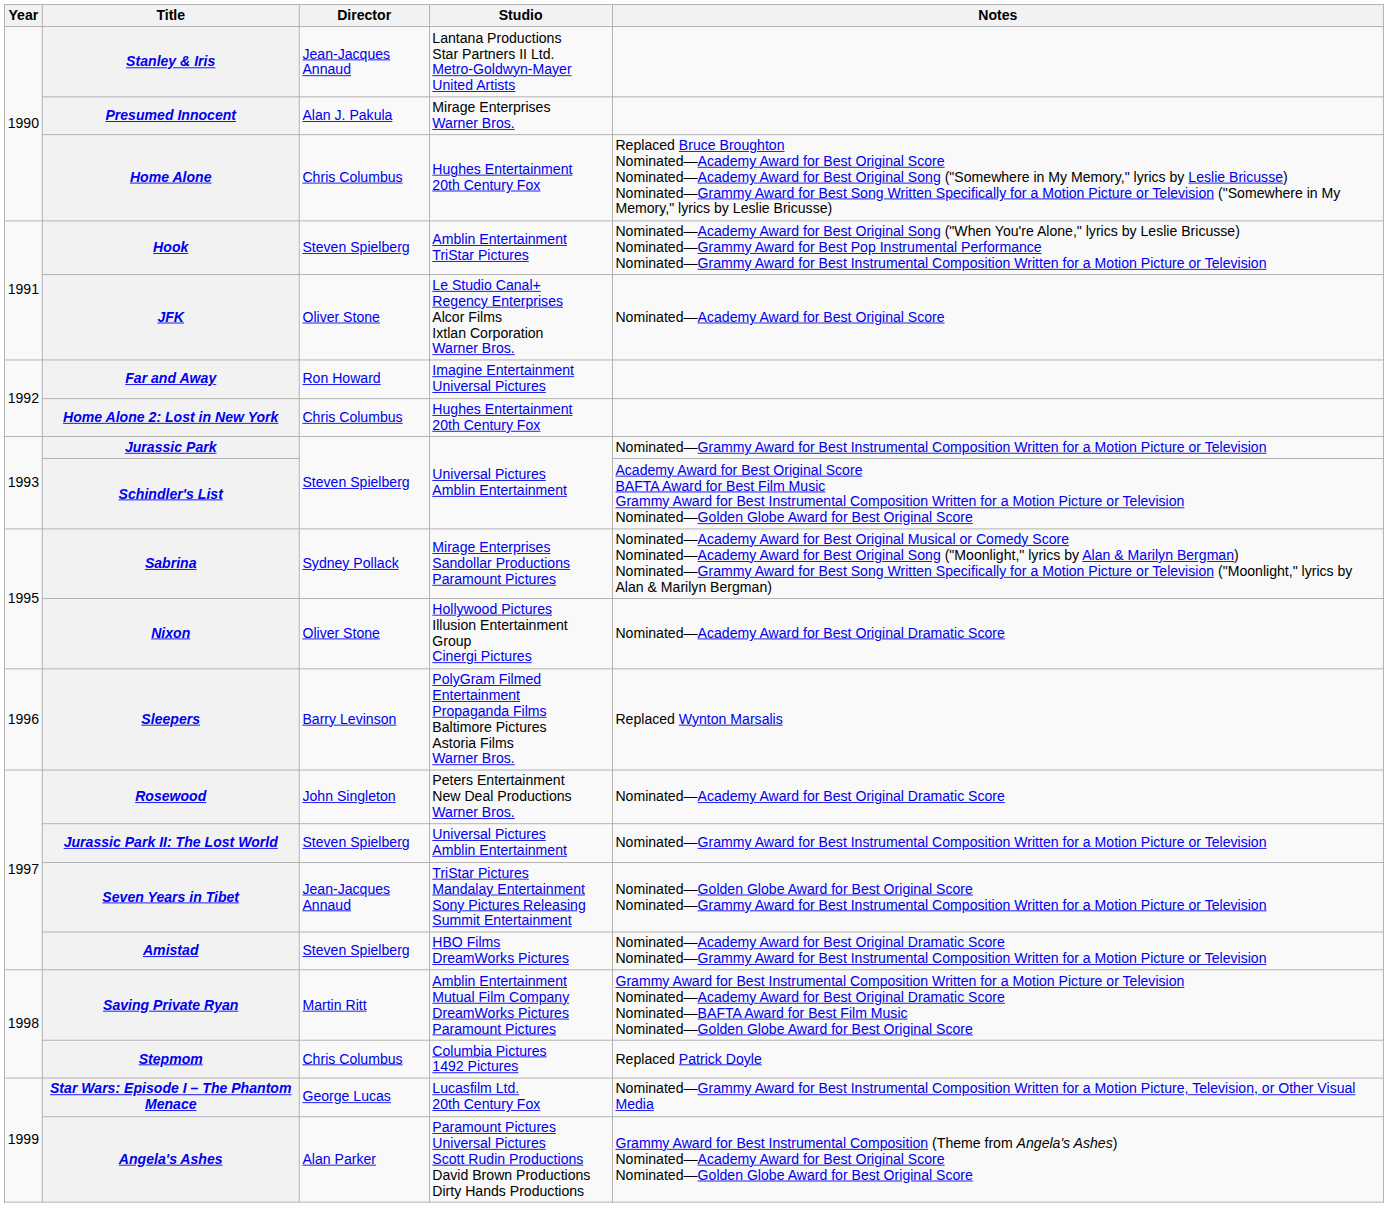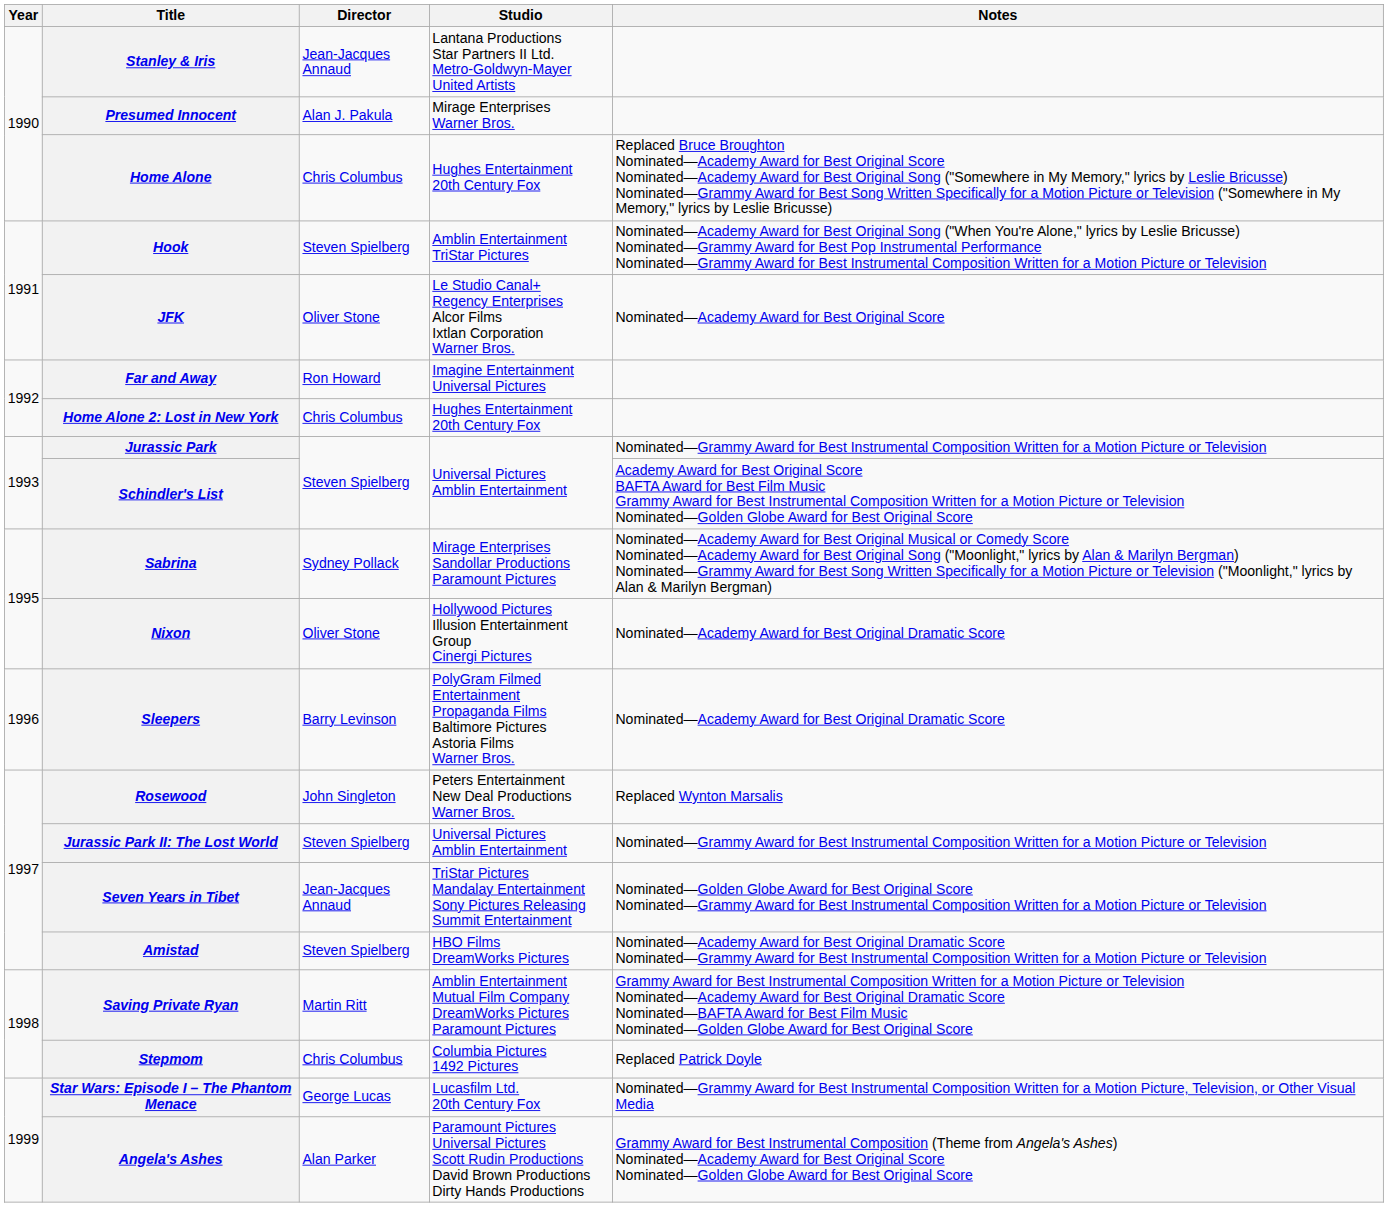(699, 719) Replaced Wynton Marsalis -> (810, 719) Nominated—Academy Award for Best Original Dramatic Score
(810, 796) Nominated—Academy Award for Best Original Dramatic Score -> (699, 796) Replaced Wynton Marsalis
